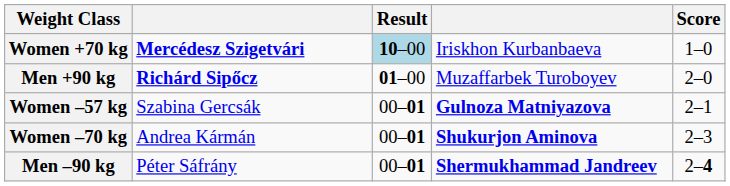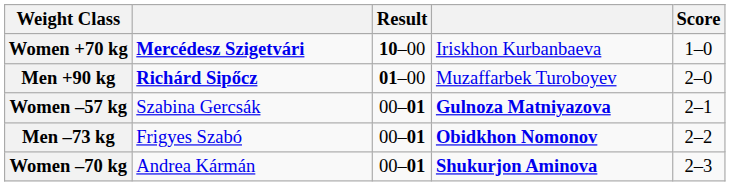(402, 48) lightblue background -> (402, 48) no background
+ row: (68, 136)
- row: (68, 166)
